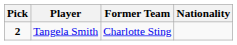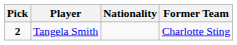columns swapped: (203, 13) <-> (137, 13)
